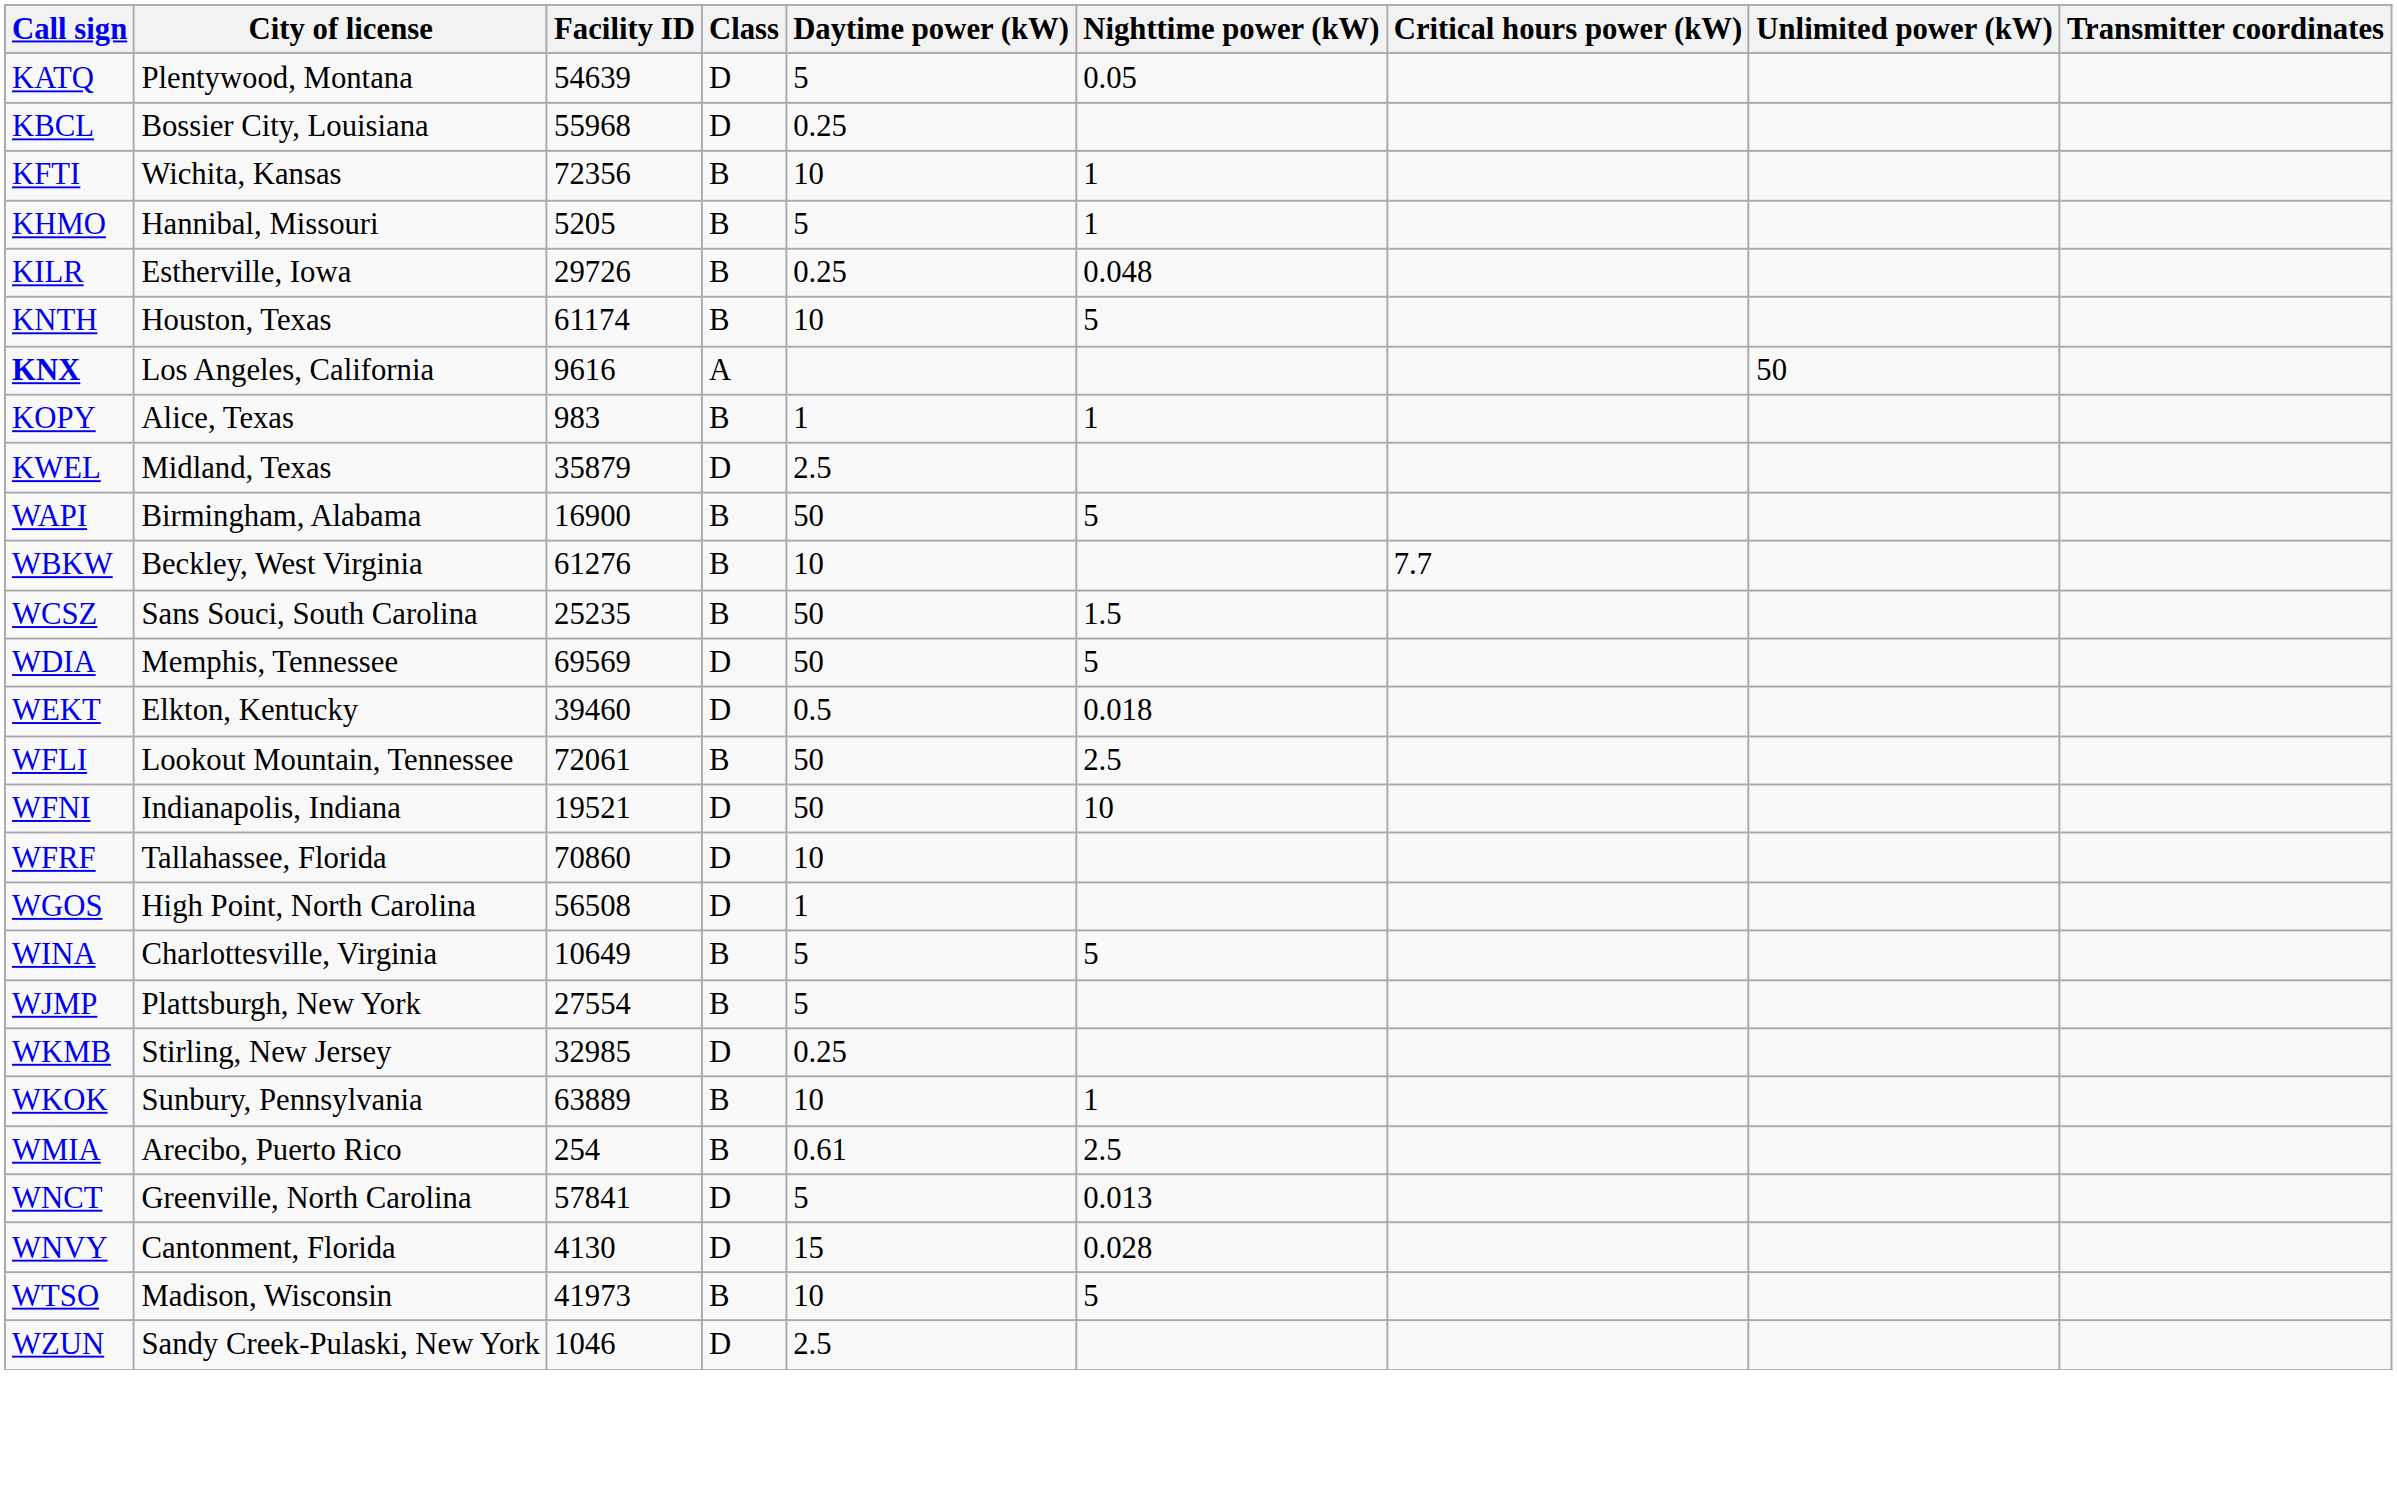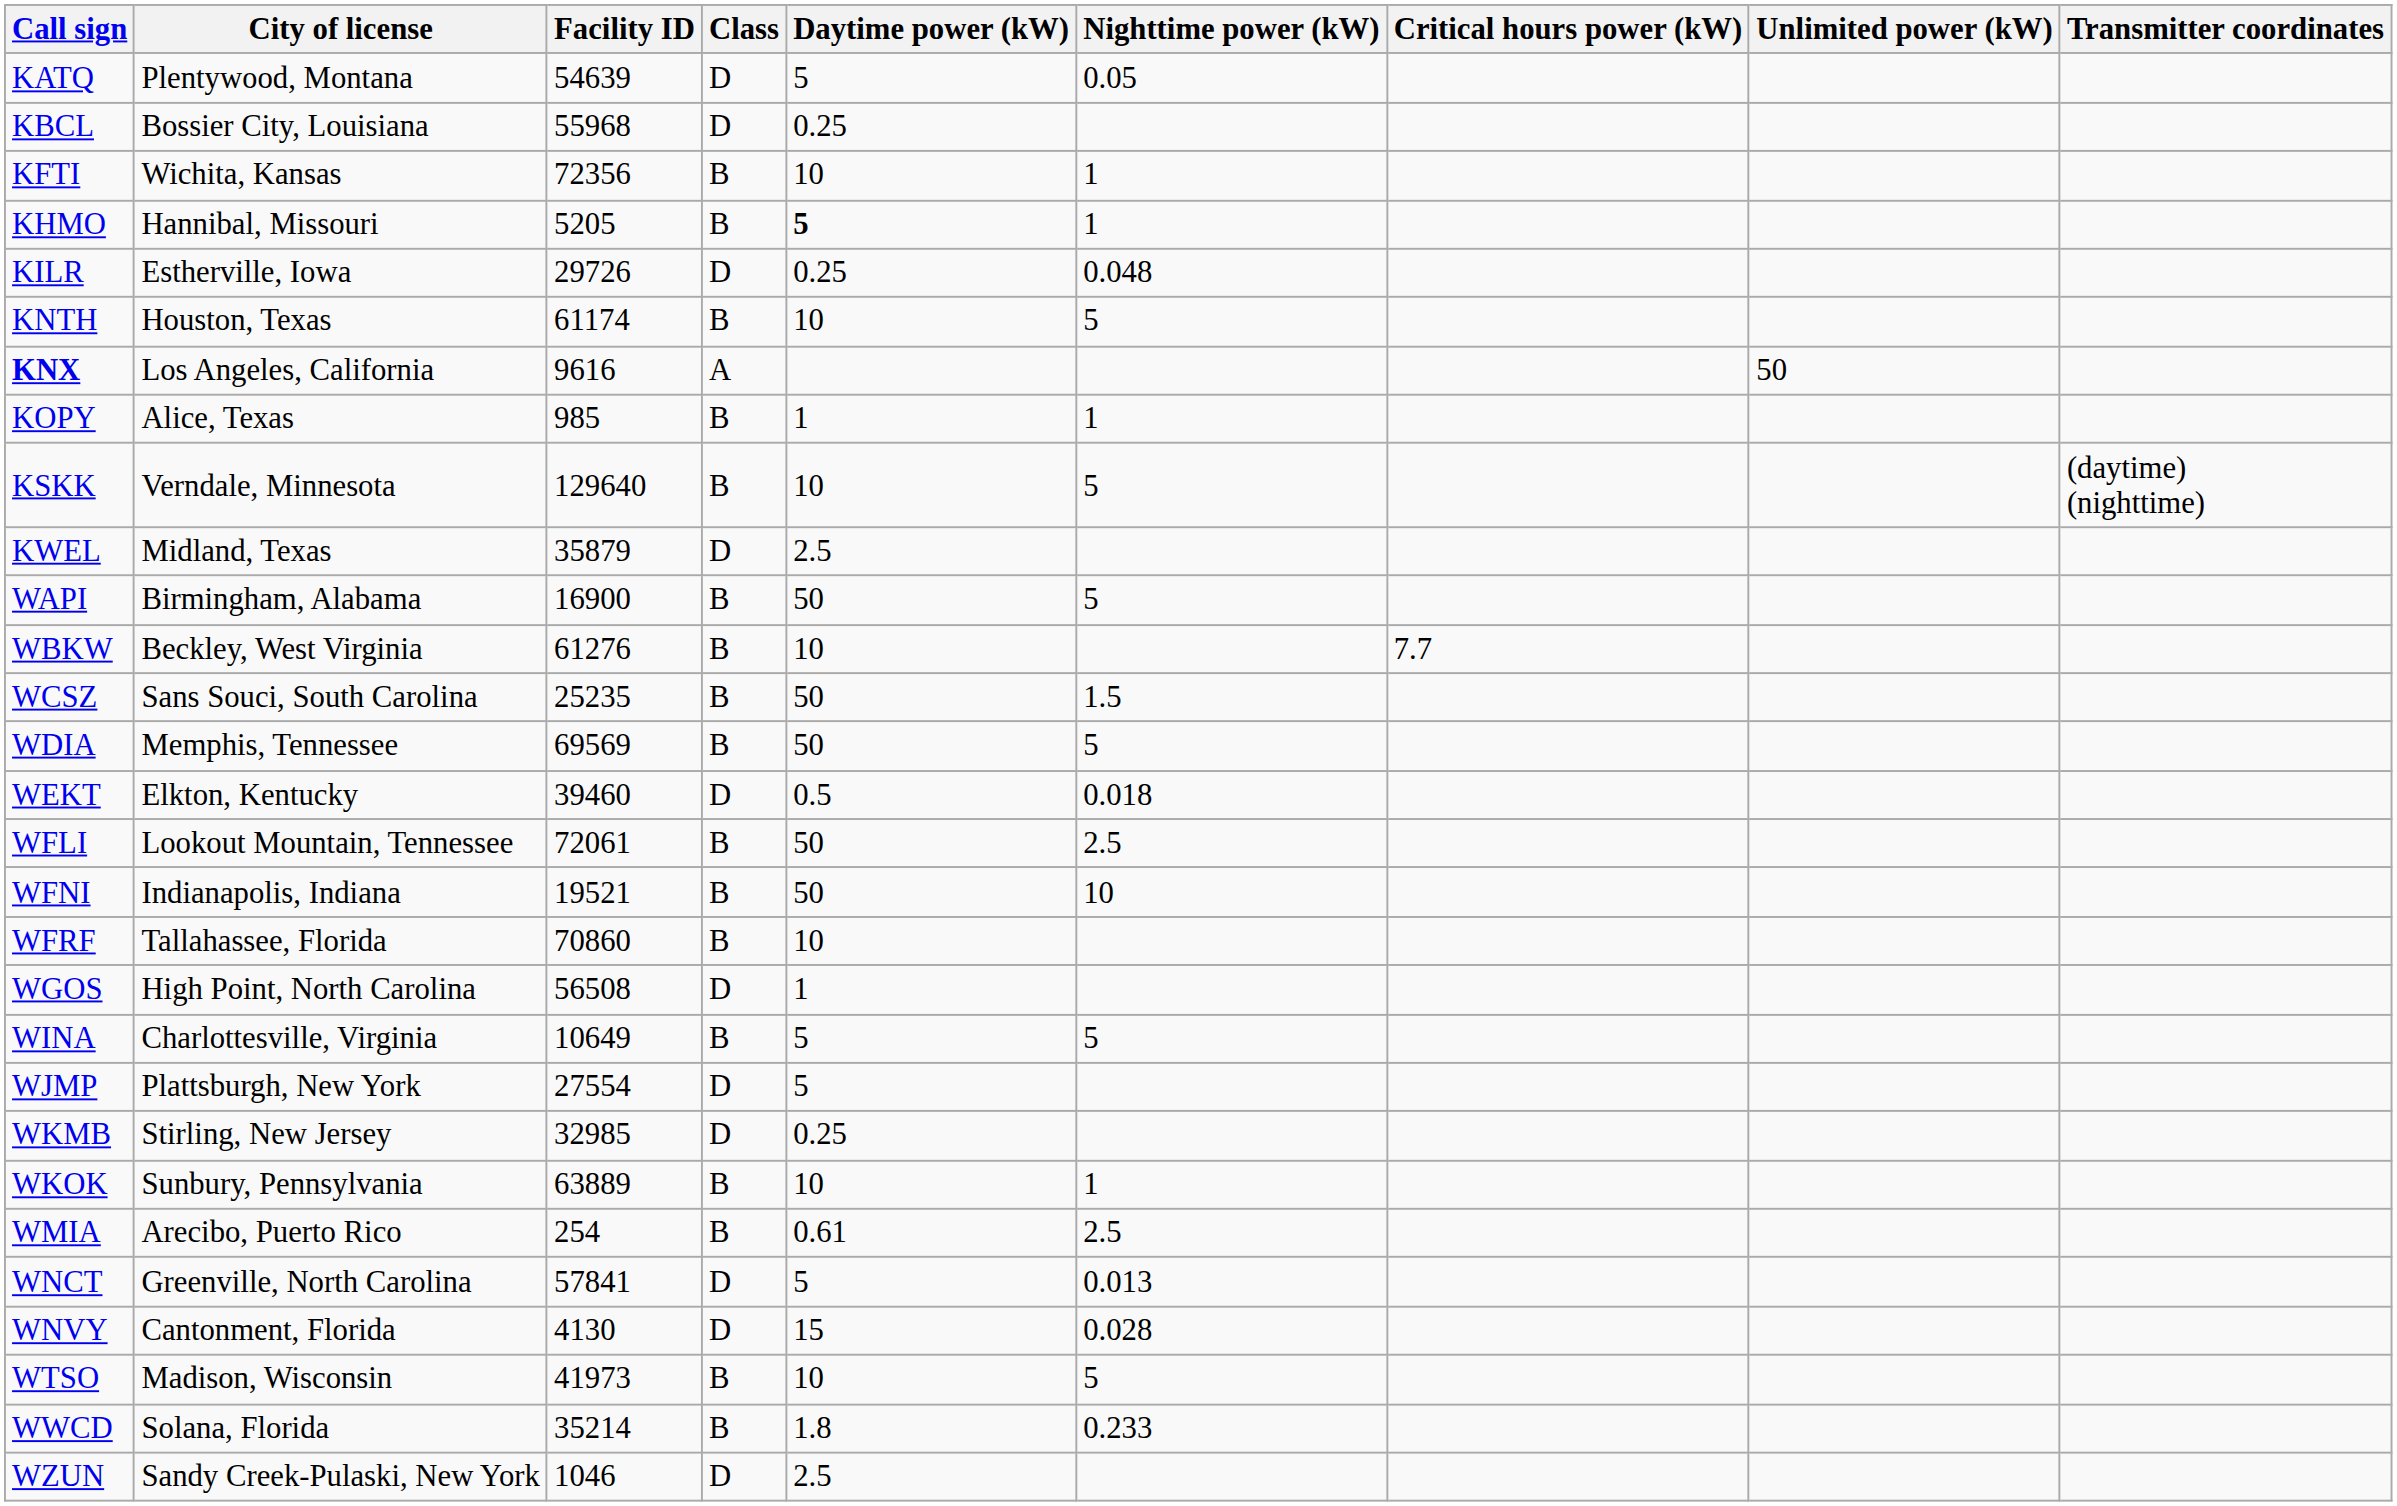(801, 223) normal -> (801, 223) bold
(719, 272) B -> (720, 272) D
(577, 418) 983 -> (577, 418) 985
+ row: (54, 484)
(720, 662) D -> (719, 745) B
(720, 808) D -> (719, 891) B
(720, 857) D -> (719, 940) B
(719, 1003) B -> (720, 1086) D
+ row: (62, 1427)
